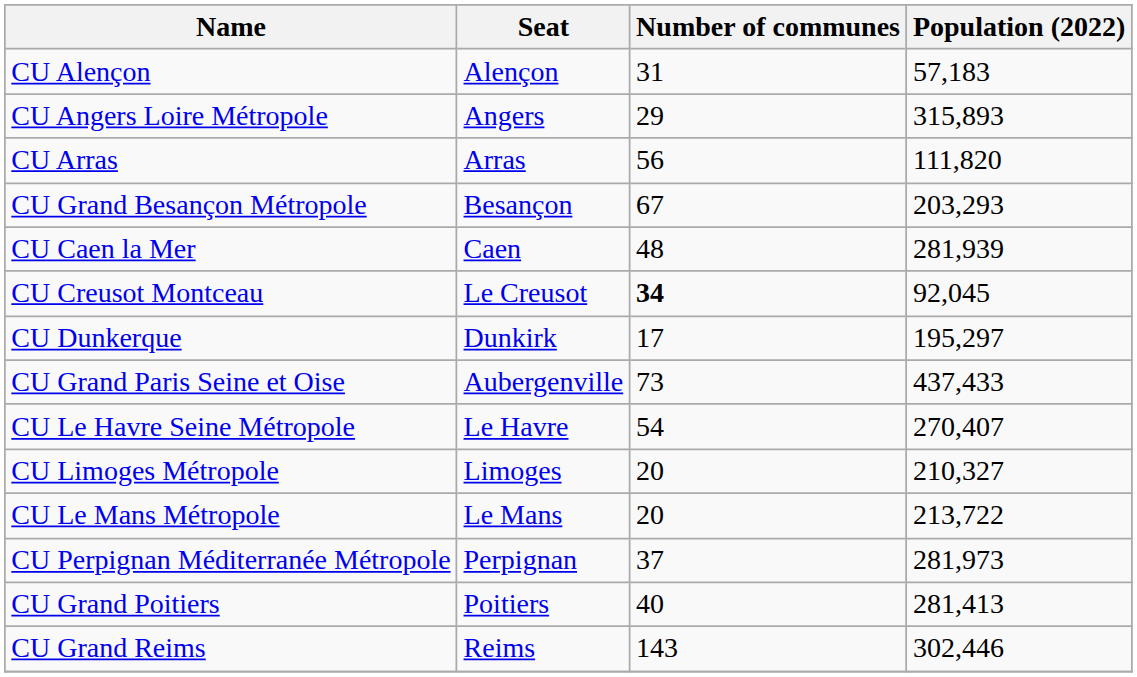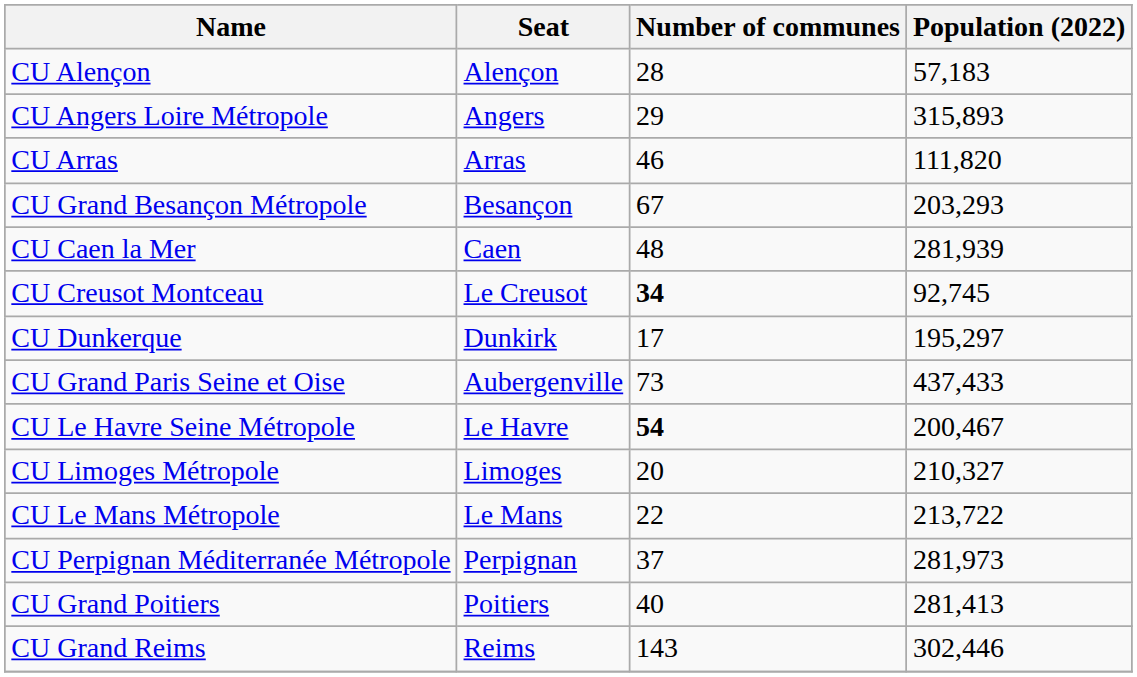(650, 71) 31 -> (650, 71) 28
(650, 159) 56 -> (650, 159) 46
(951, 293) 92,045 -> (951, 293) 92,745
(650, 426) normal -> (650, 426) bold
(958, 426) 270,407 -> (958, 426) 200,467
(650, 515) 20 -> (650, 515) 22
